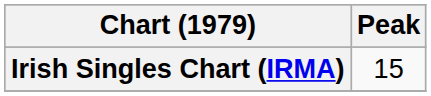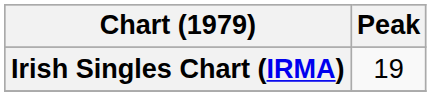(389, 68) 15 -> (389, 68) 19
